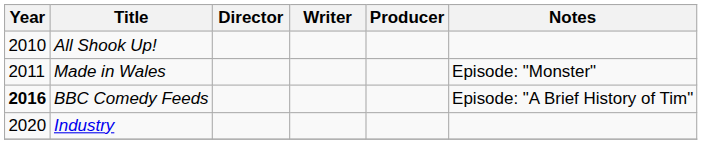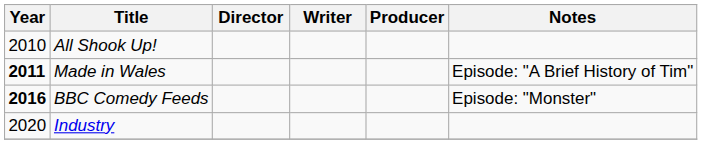(27, 71) normal -> (27, 71) bold
(524, 71) Episode: "Monster" -> (573, 71) Episode: "A Brief History of Tim"
(573, 98) Episode: "A Brief History of Tim" -> (524, 98) Episode: "Monster"
